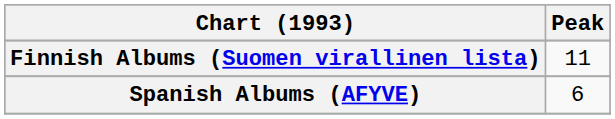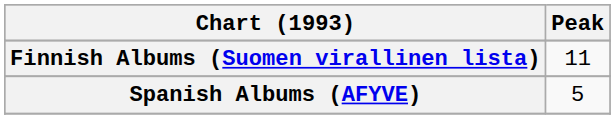(578, 95) 6 -> (578, 95) 5
